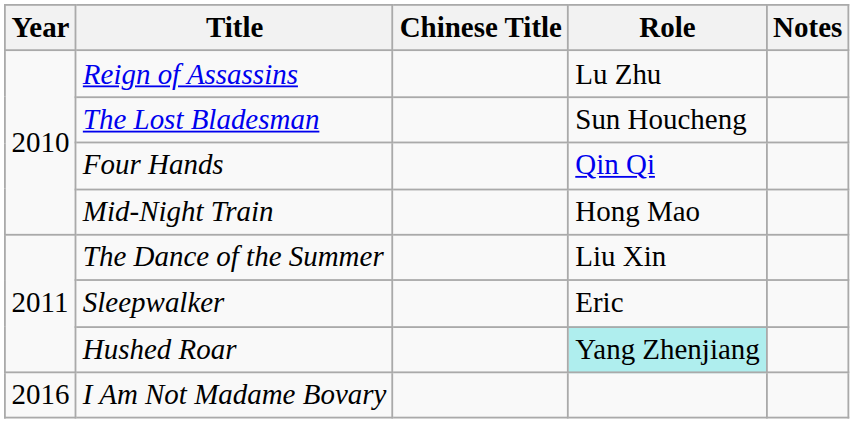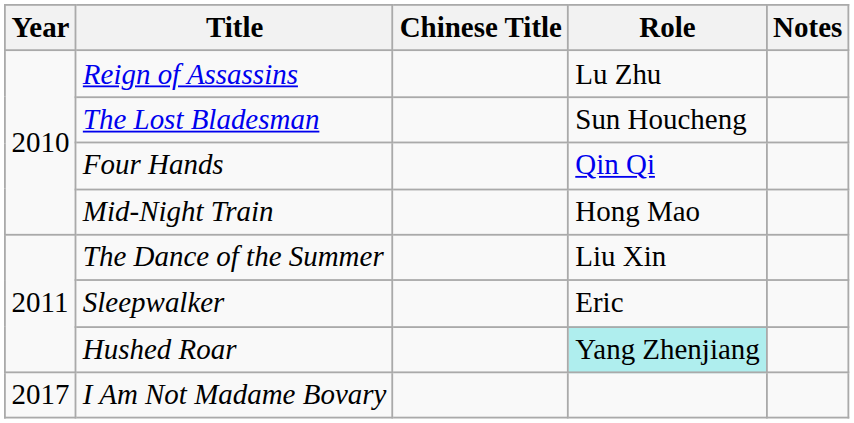(41, 394) 2016 -> (41, 394) 2017
